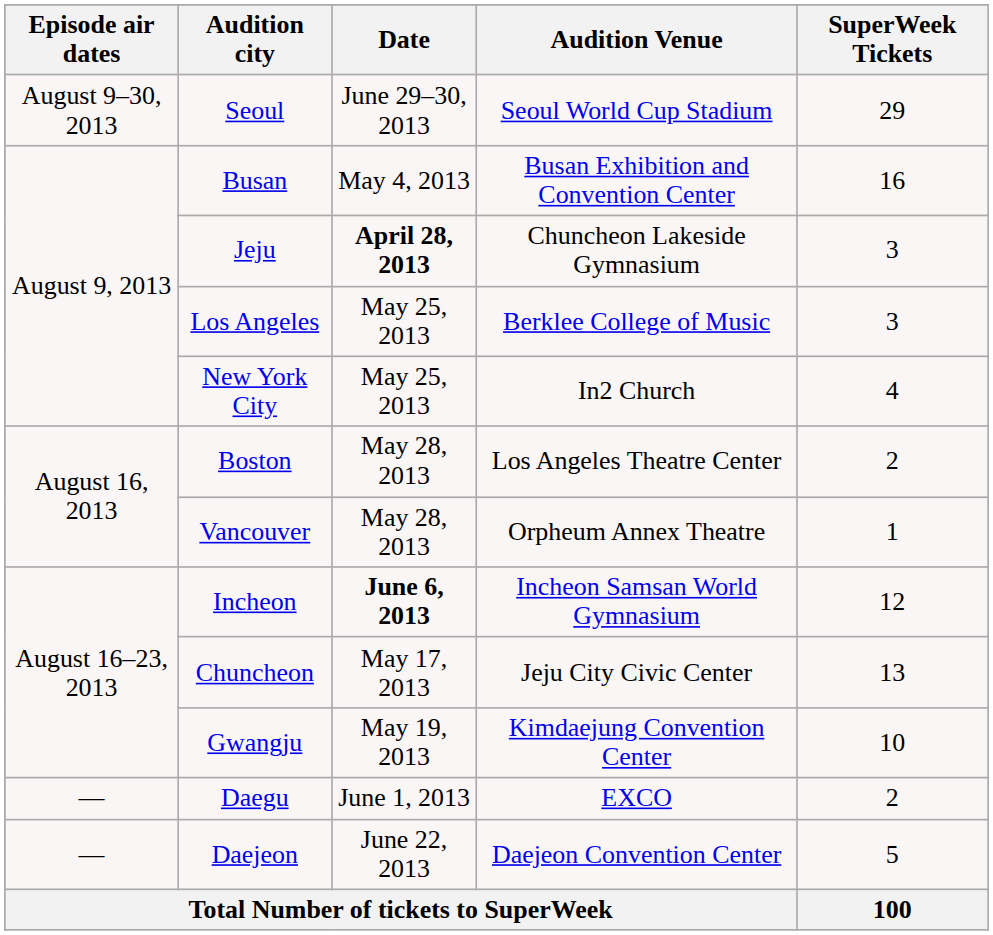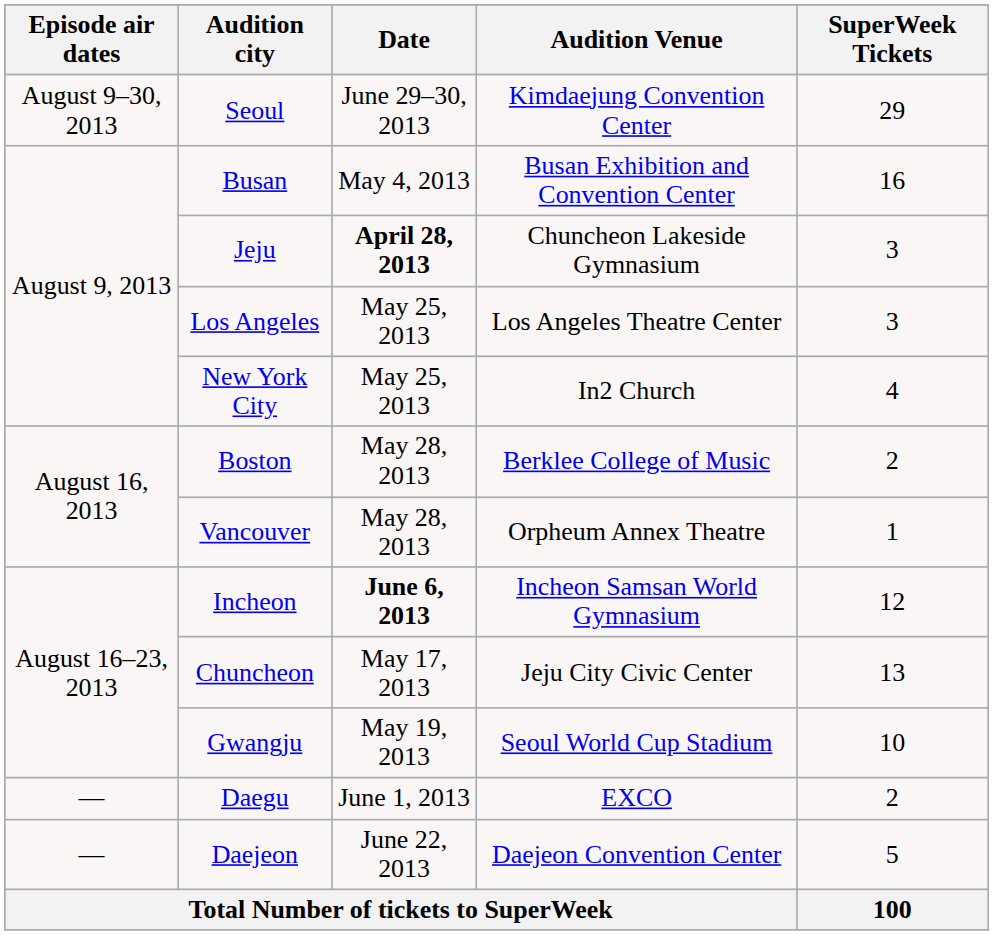(637, 109) Seoul World Cup Stadium -> (637, 109) Kimdaejung Convention Center
(637, 320) Berklee College of Music -> (637, 320) Los Angeles Theatre Center
(637, 461) Los Angeles Theatre Center -> (637, 461) Berklee College of Music
(637, 742) Kimdaejung Convention Center -> (637, 742) Seoul World Cup Stadium
